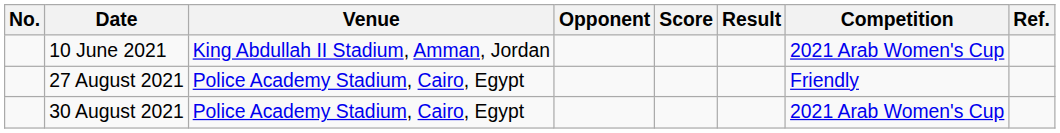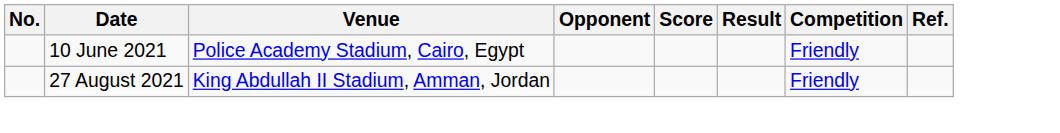(371, 50) King Abdullah II Stadium, Amman, Jordan -> (358, 50) Police Academy Stadium, Cairo, Egypt
(897, 50) 2021 Arab Women's Cup -> (825, 50) Friendly
(358, 81) Police Academy Stadium, Cairo, Egypt -> (371, 81) King Abdullah II Stadium, Amman, Jordan
- row: (116, 111)
